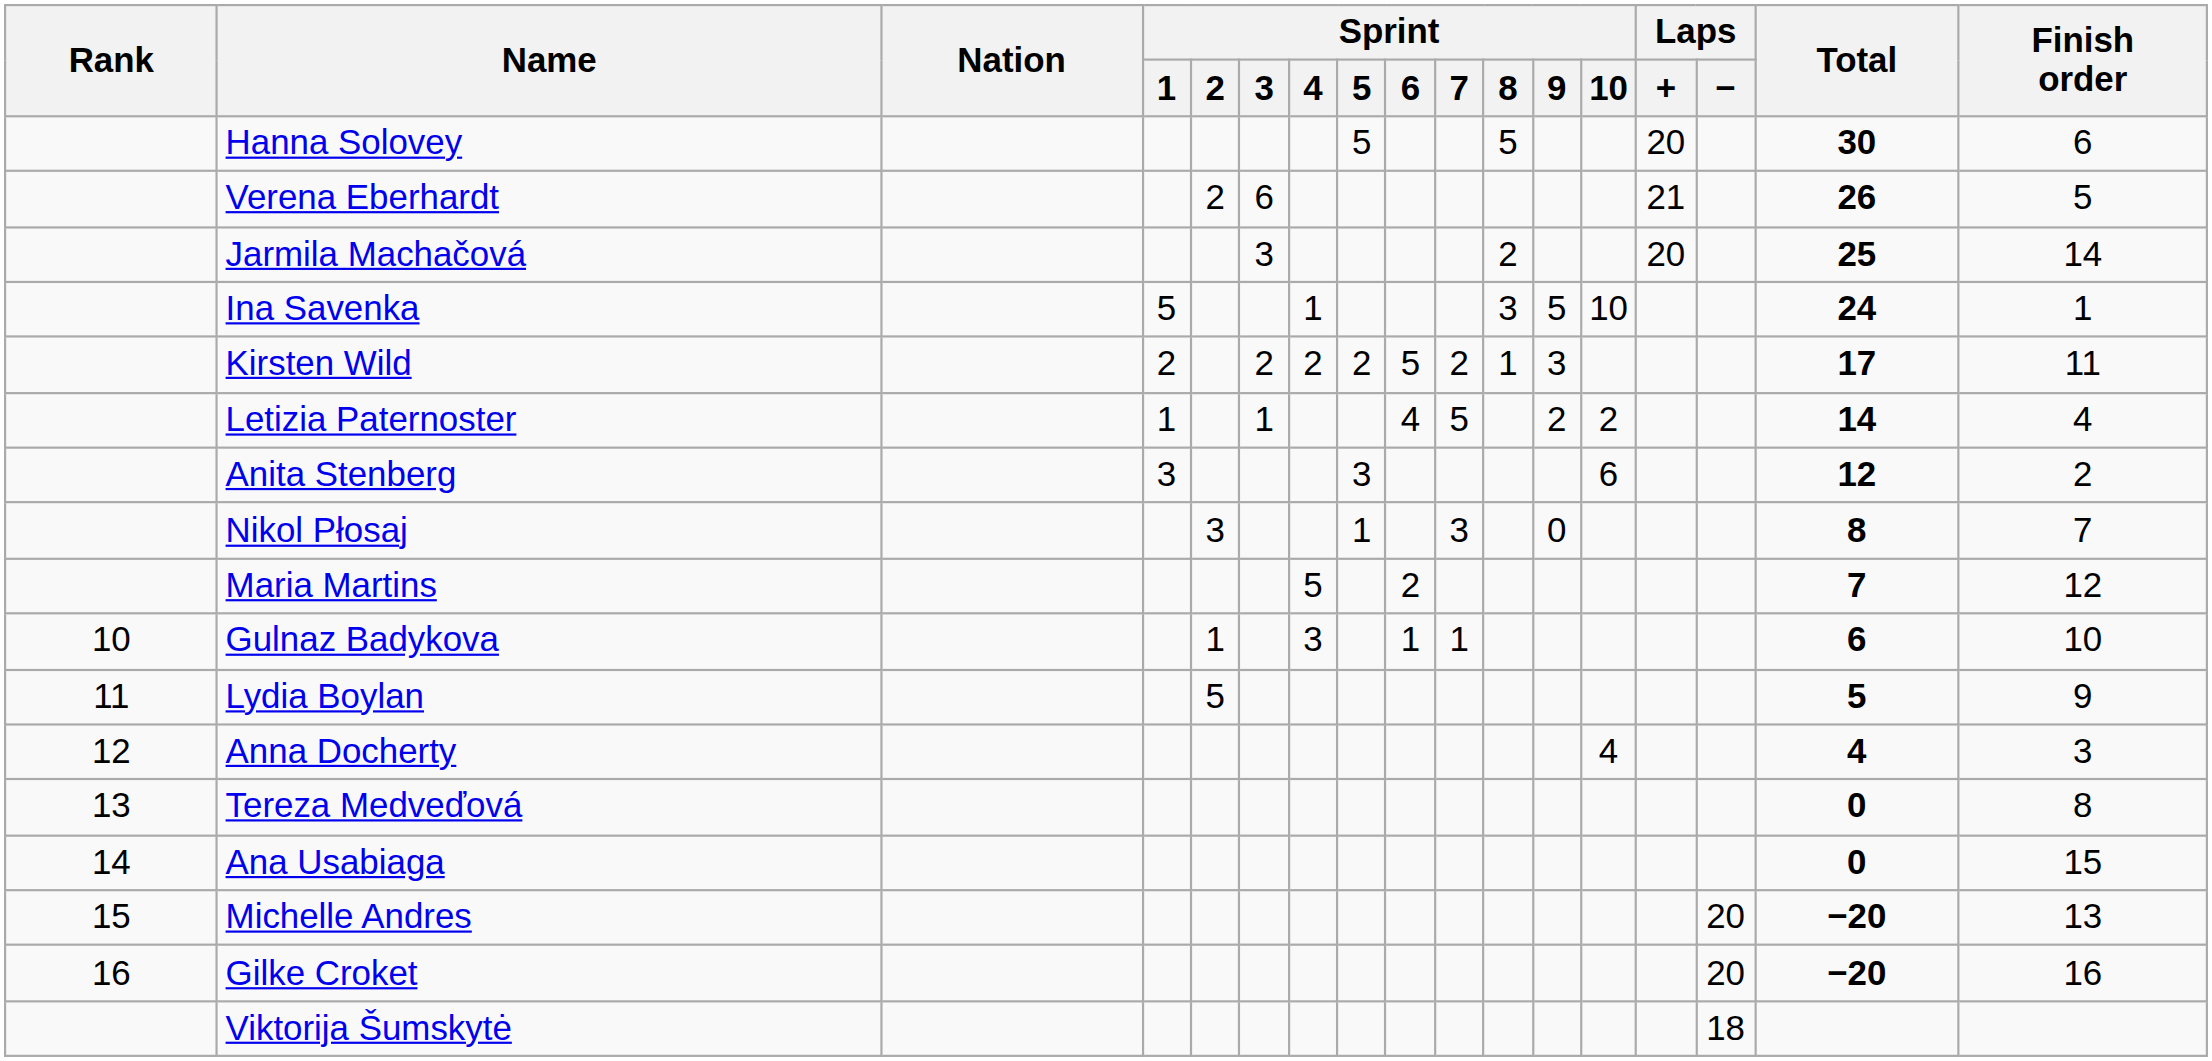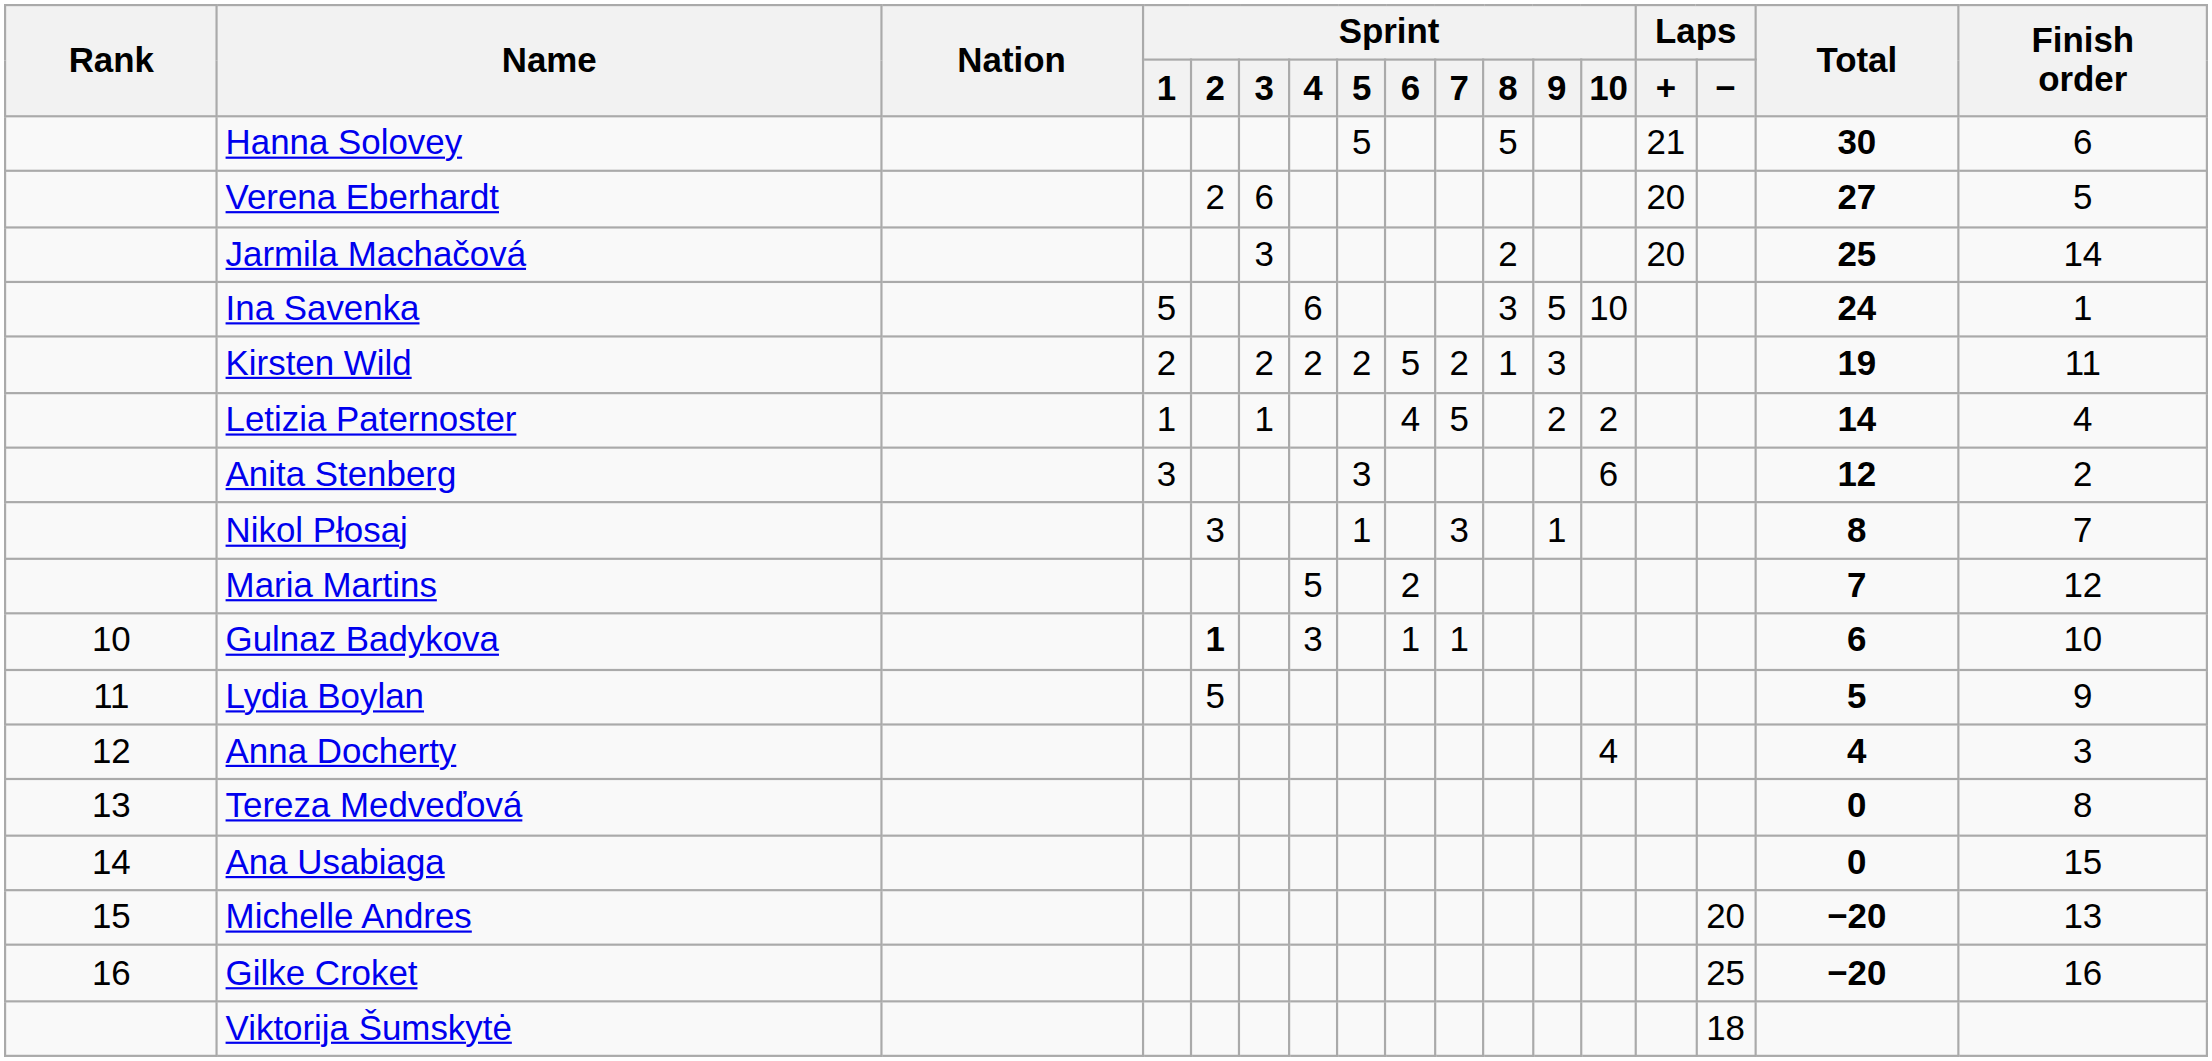(1666, 142) 20 -> (1666, 142) 21
(1666, 198) 21 -> (1666, 198) 20
(1857, 198) 26 -> (1857, 198) 27
(1313, 308) 1 -> (1313, 308) 6
(1857, 364) 17 -> (1857, 364) 19
(1557, 530) 0 -> (1557, 530) 1
(1215, 640) normal -> (1215, 640) bold
(1726, 972) 20 -> (1726, 972) 25
